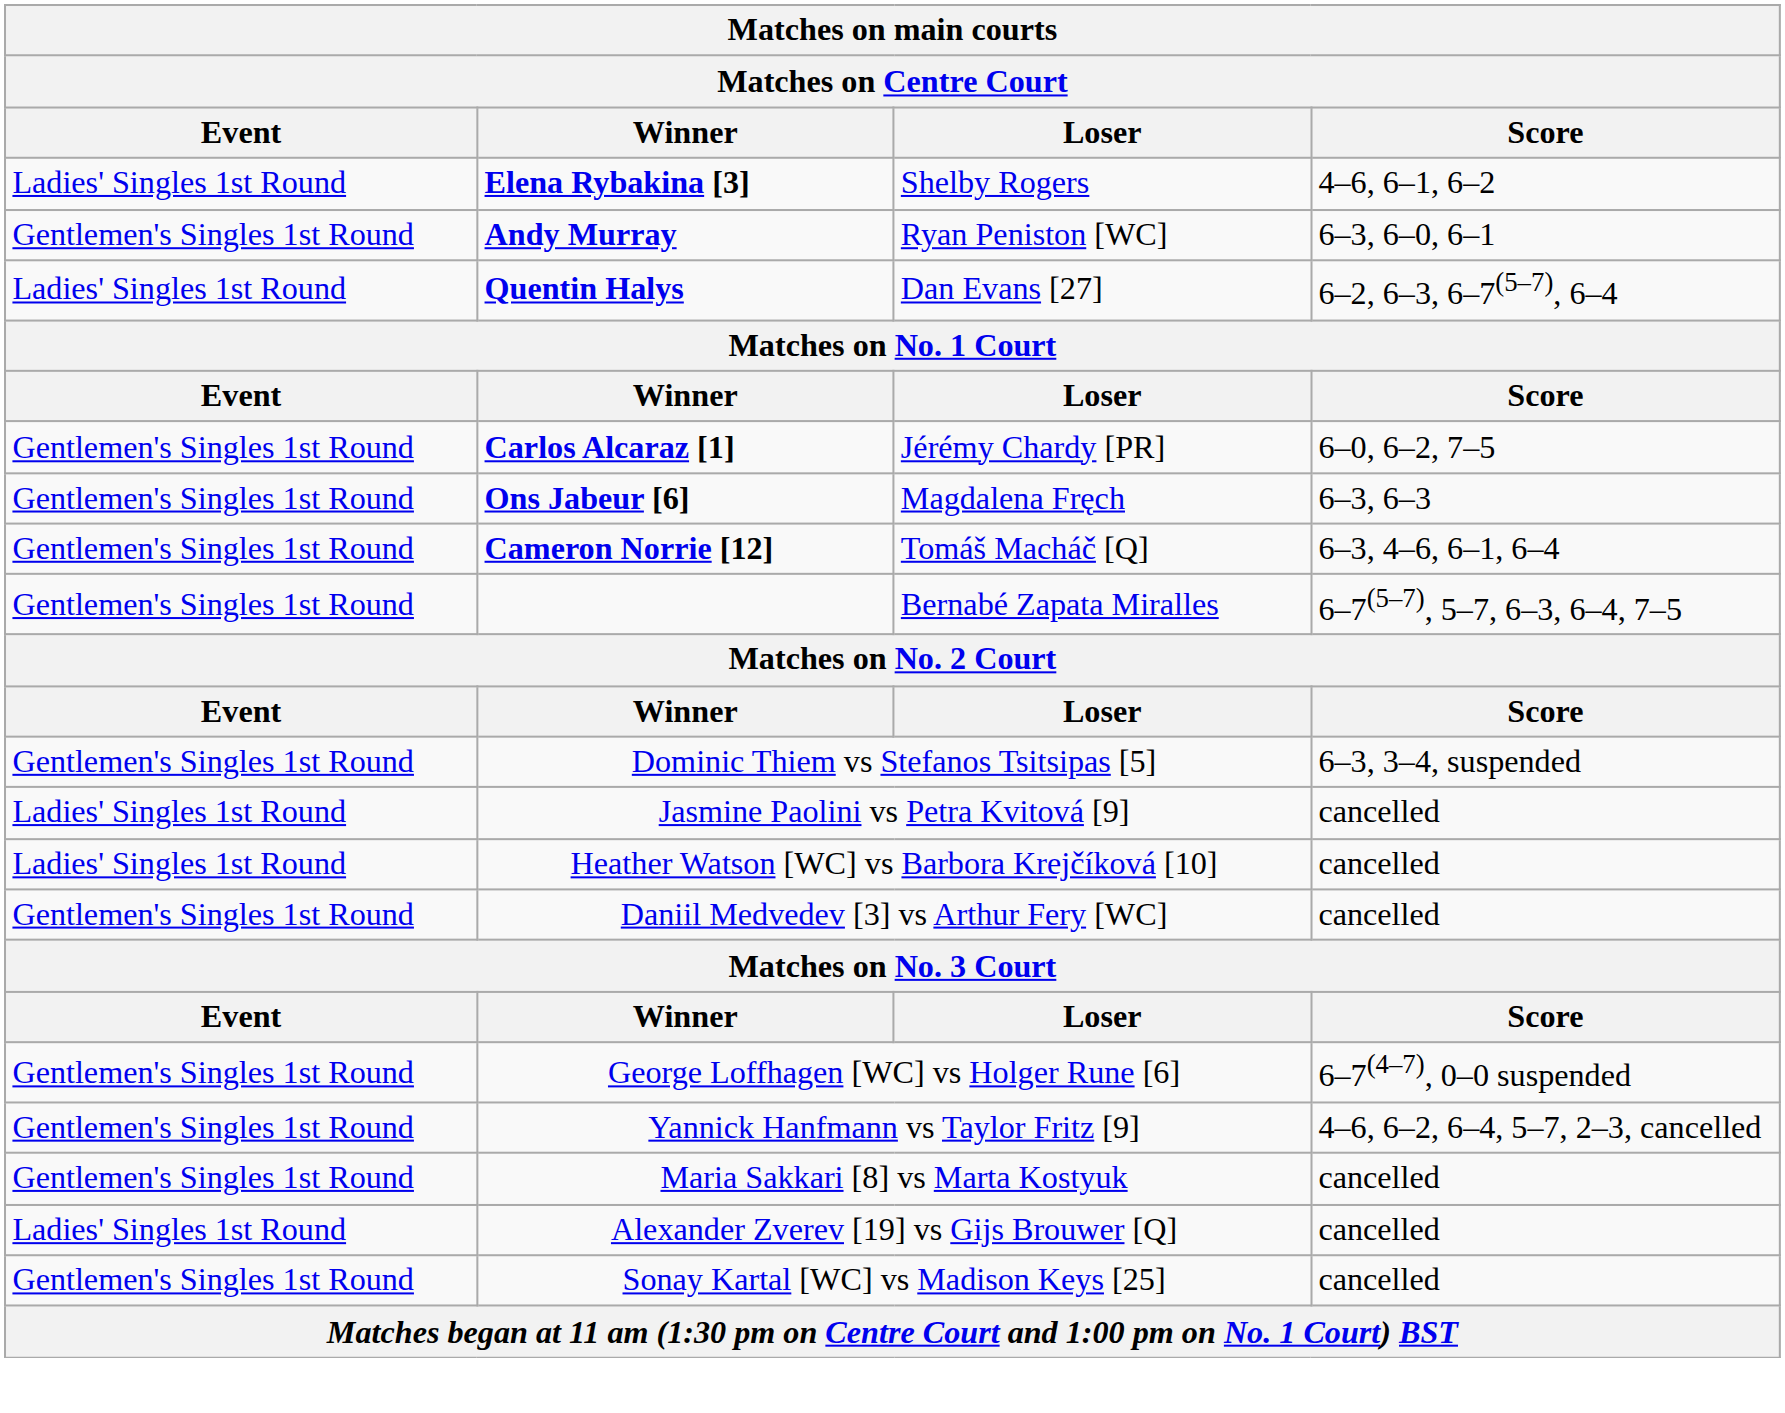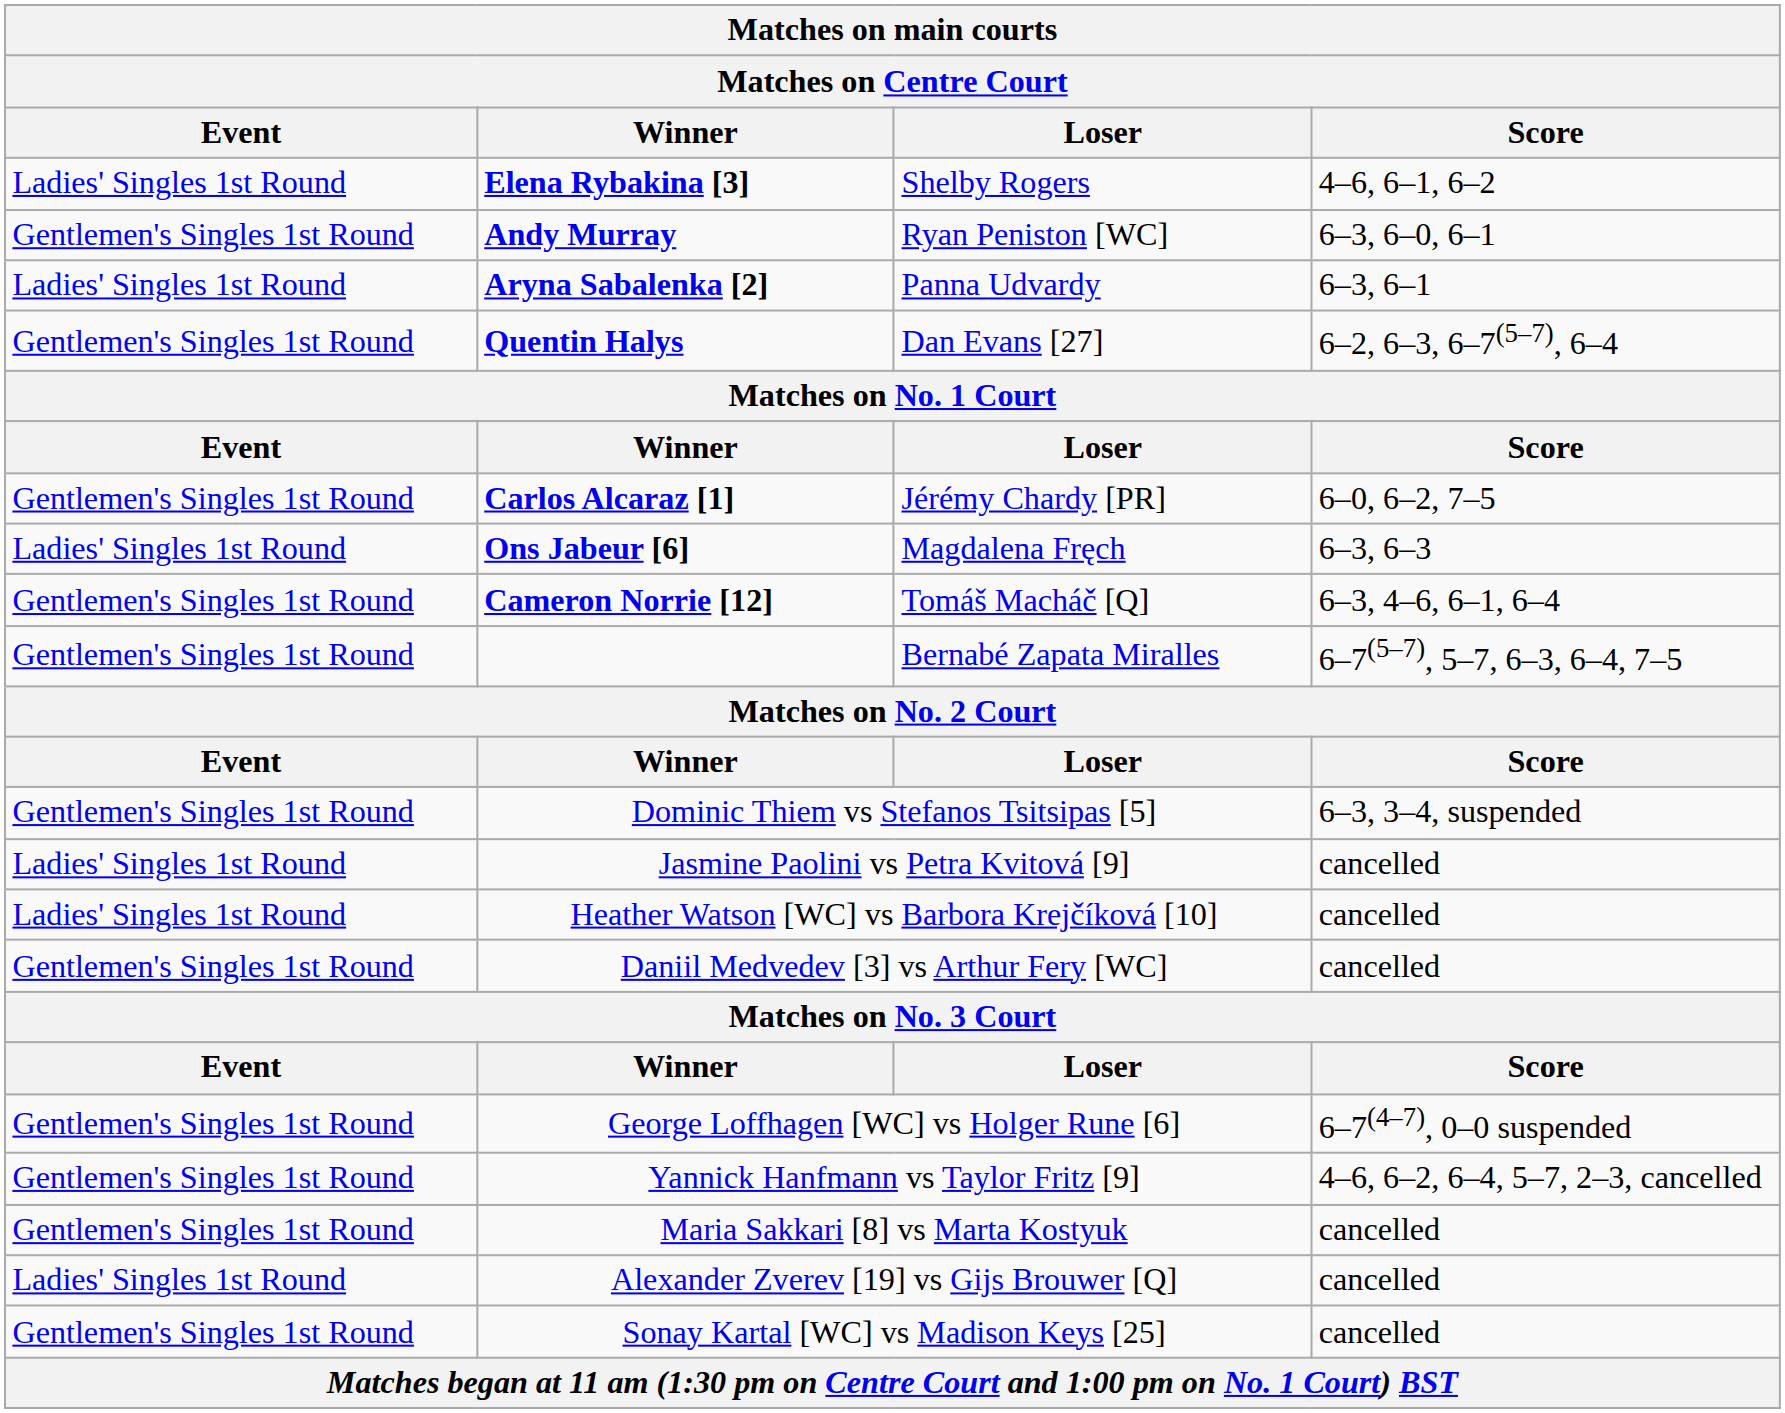+ row: (626, 285)
(179, 289) Ladies' Singles 1st Round -> (213, 340) Gentlemen's Singles 1st Round
(213, 497) Gentlemen's Singles 1st Round -> (179, 548) Ladies' Singles 1st Round
